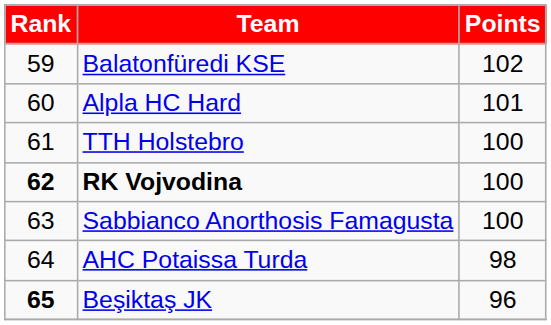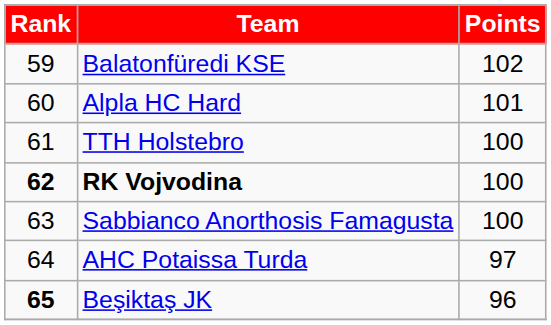(503, 260) 98 -> (503, 260) 97
